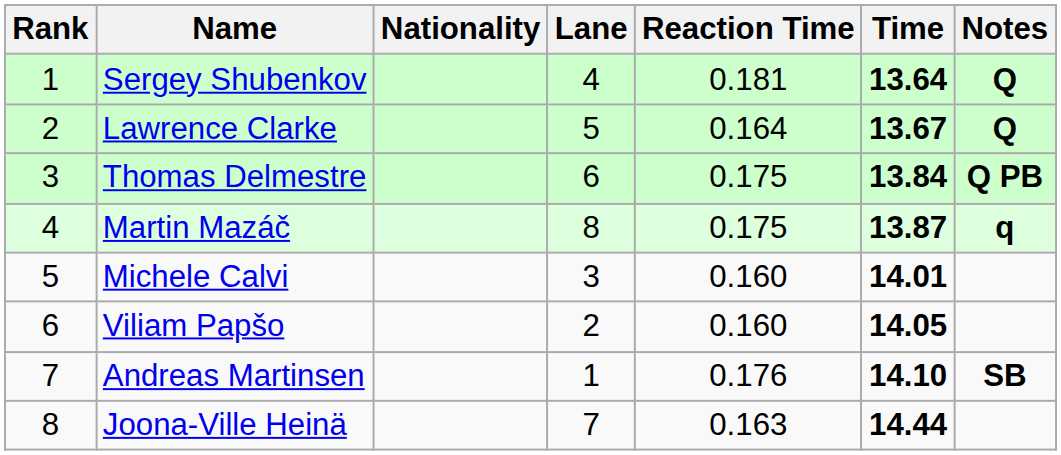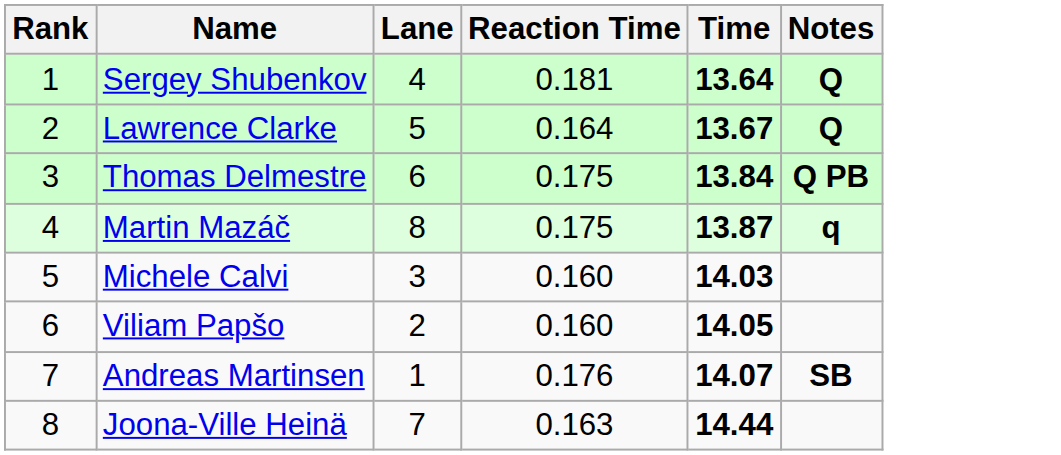- column: (461, 29)
(908, 276) 14.01 -> (734, 276) 14.03
(908, 375) 14.10 -> (734, 375) 14.07
